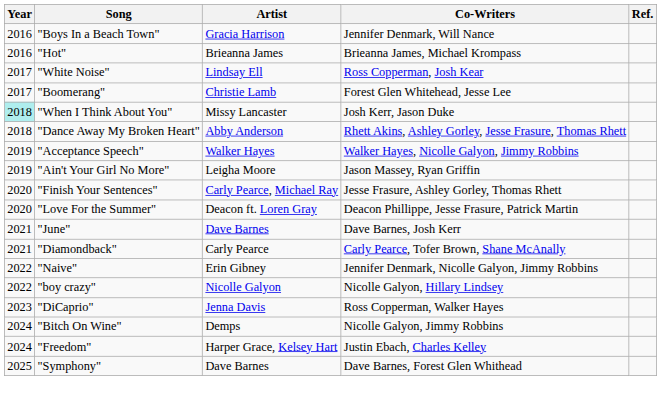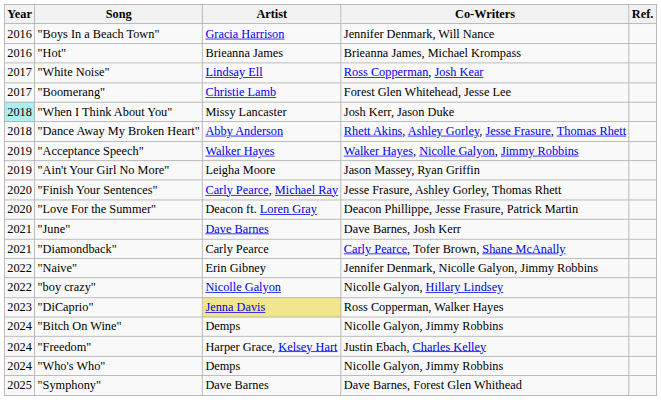(235, 307) no background -> (235, 307) khaki background
+ row: (71, 365)
